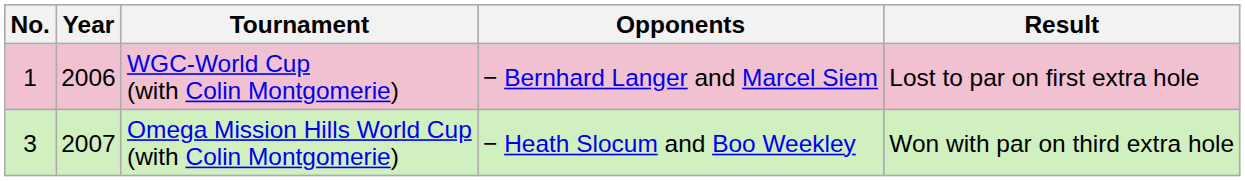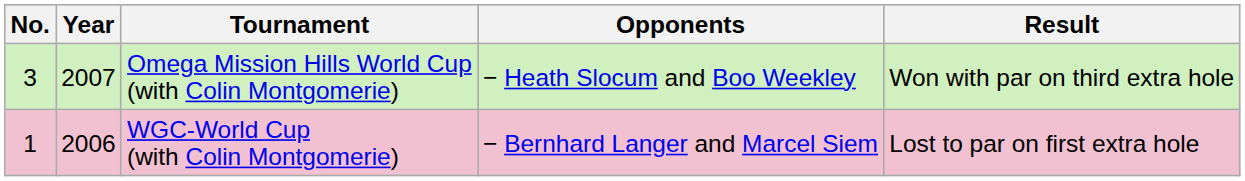rows swapped: (263, 77) <-> (299, 143)
